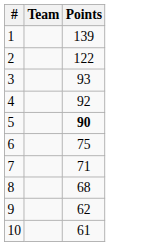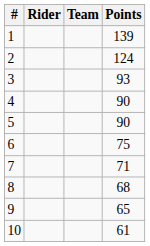+ column: (44, 15)
(84, 58) 122 -> (123, 58) 124
(84, 101) 92 -> (123, 101) 90
(84, 123) bold -> (123, 123) normal
(84, 209) 62 -> (123, 209) 65
